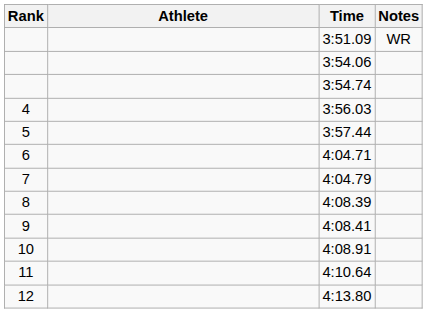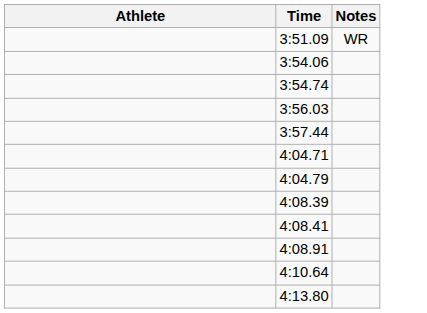- column: (26, 16)
